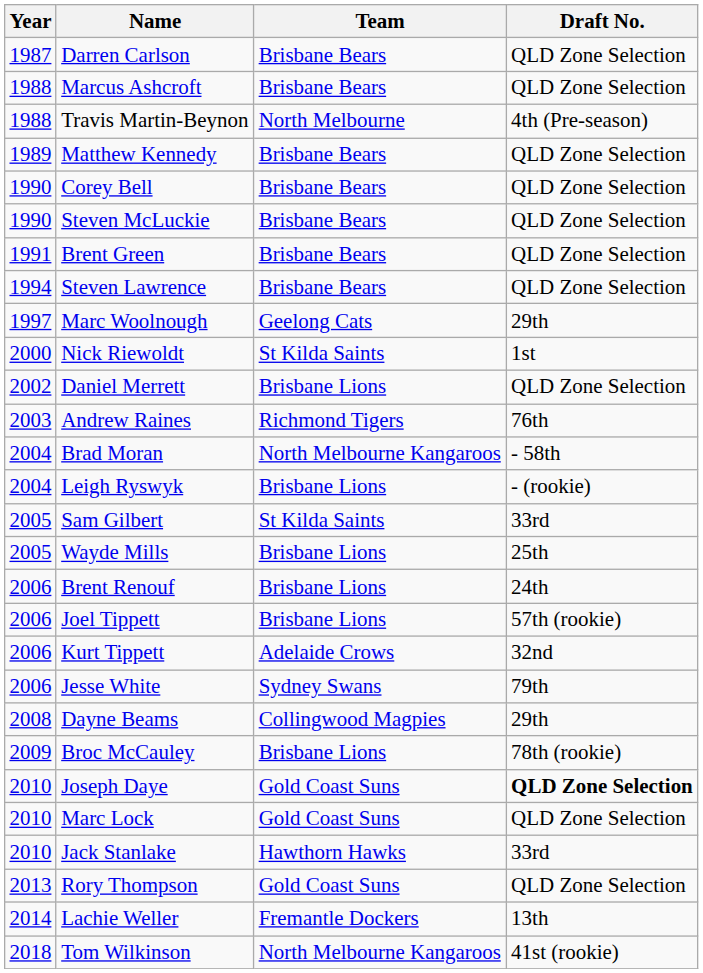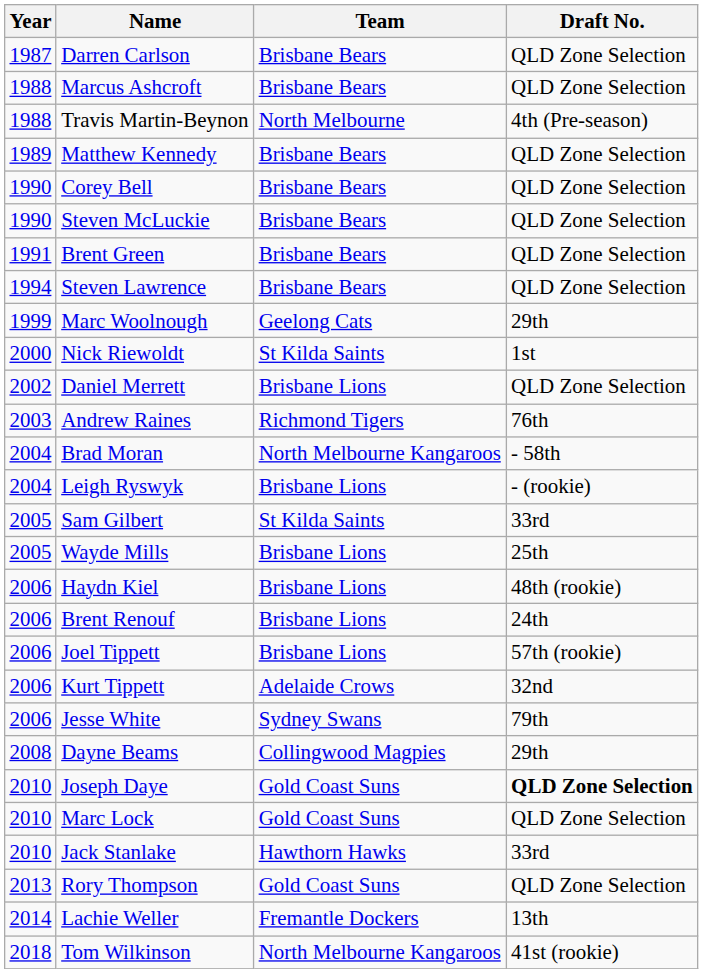(30, 320) 1997 -> (30, 320) 1999
+ row: (110, 586)
- row: (128, 752)
